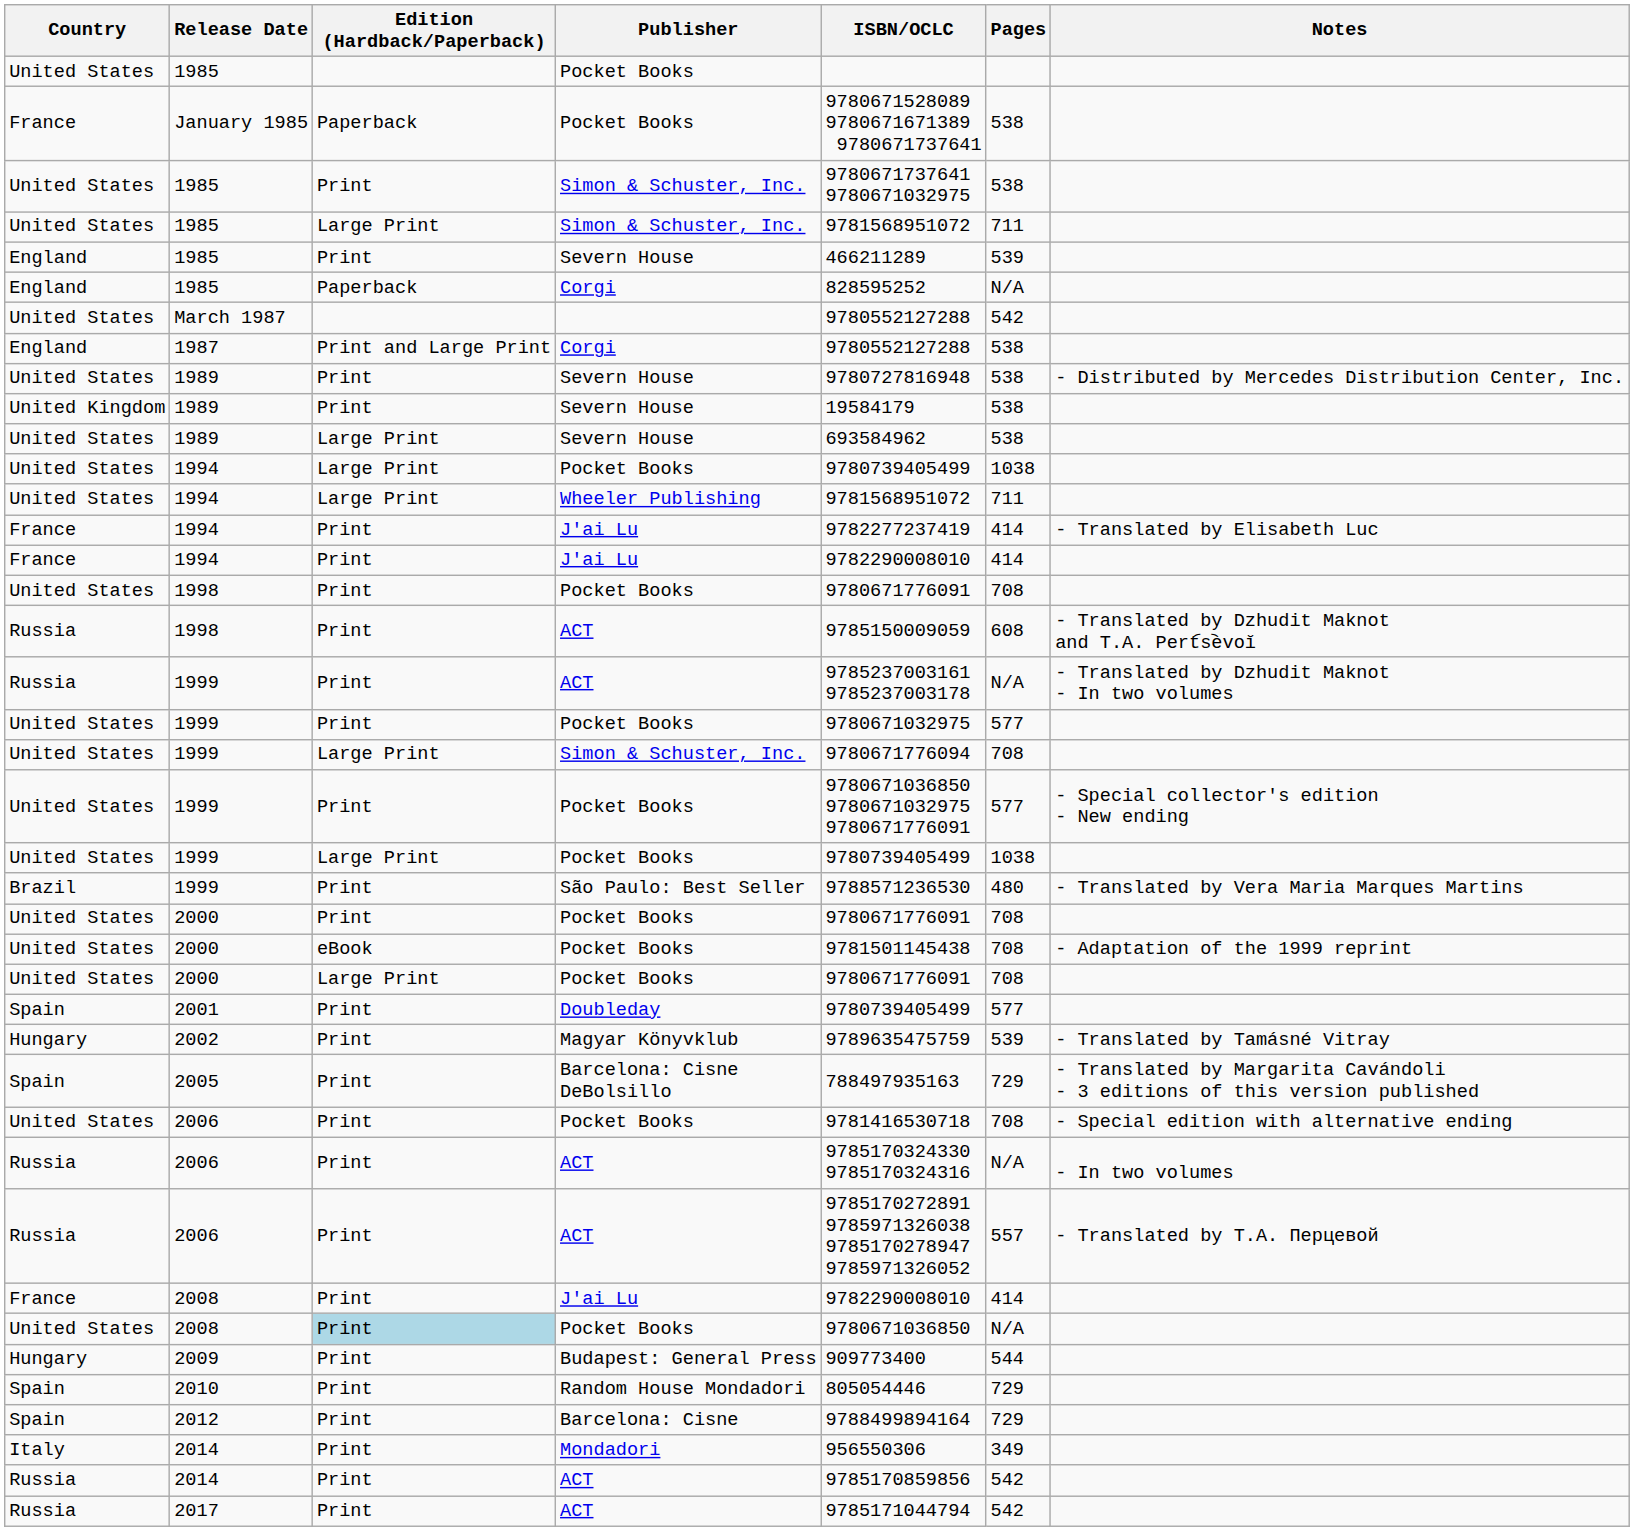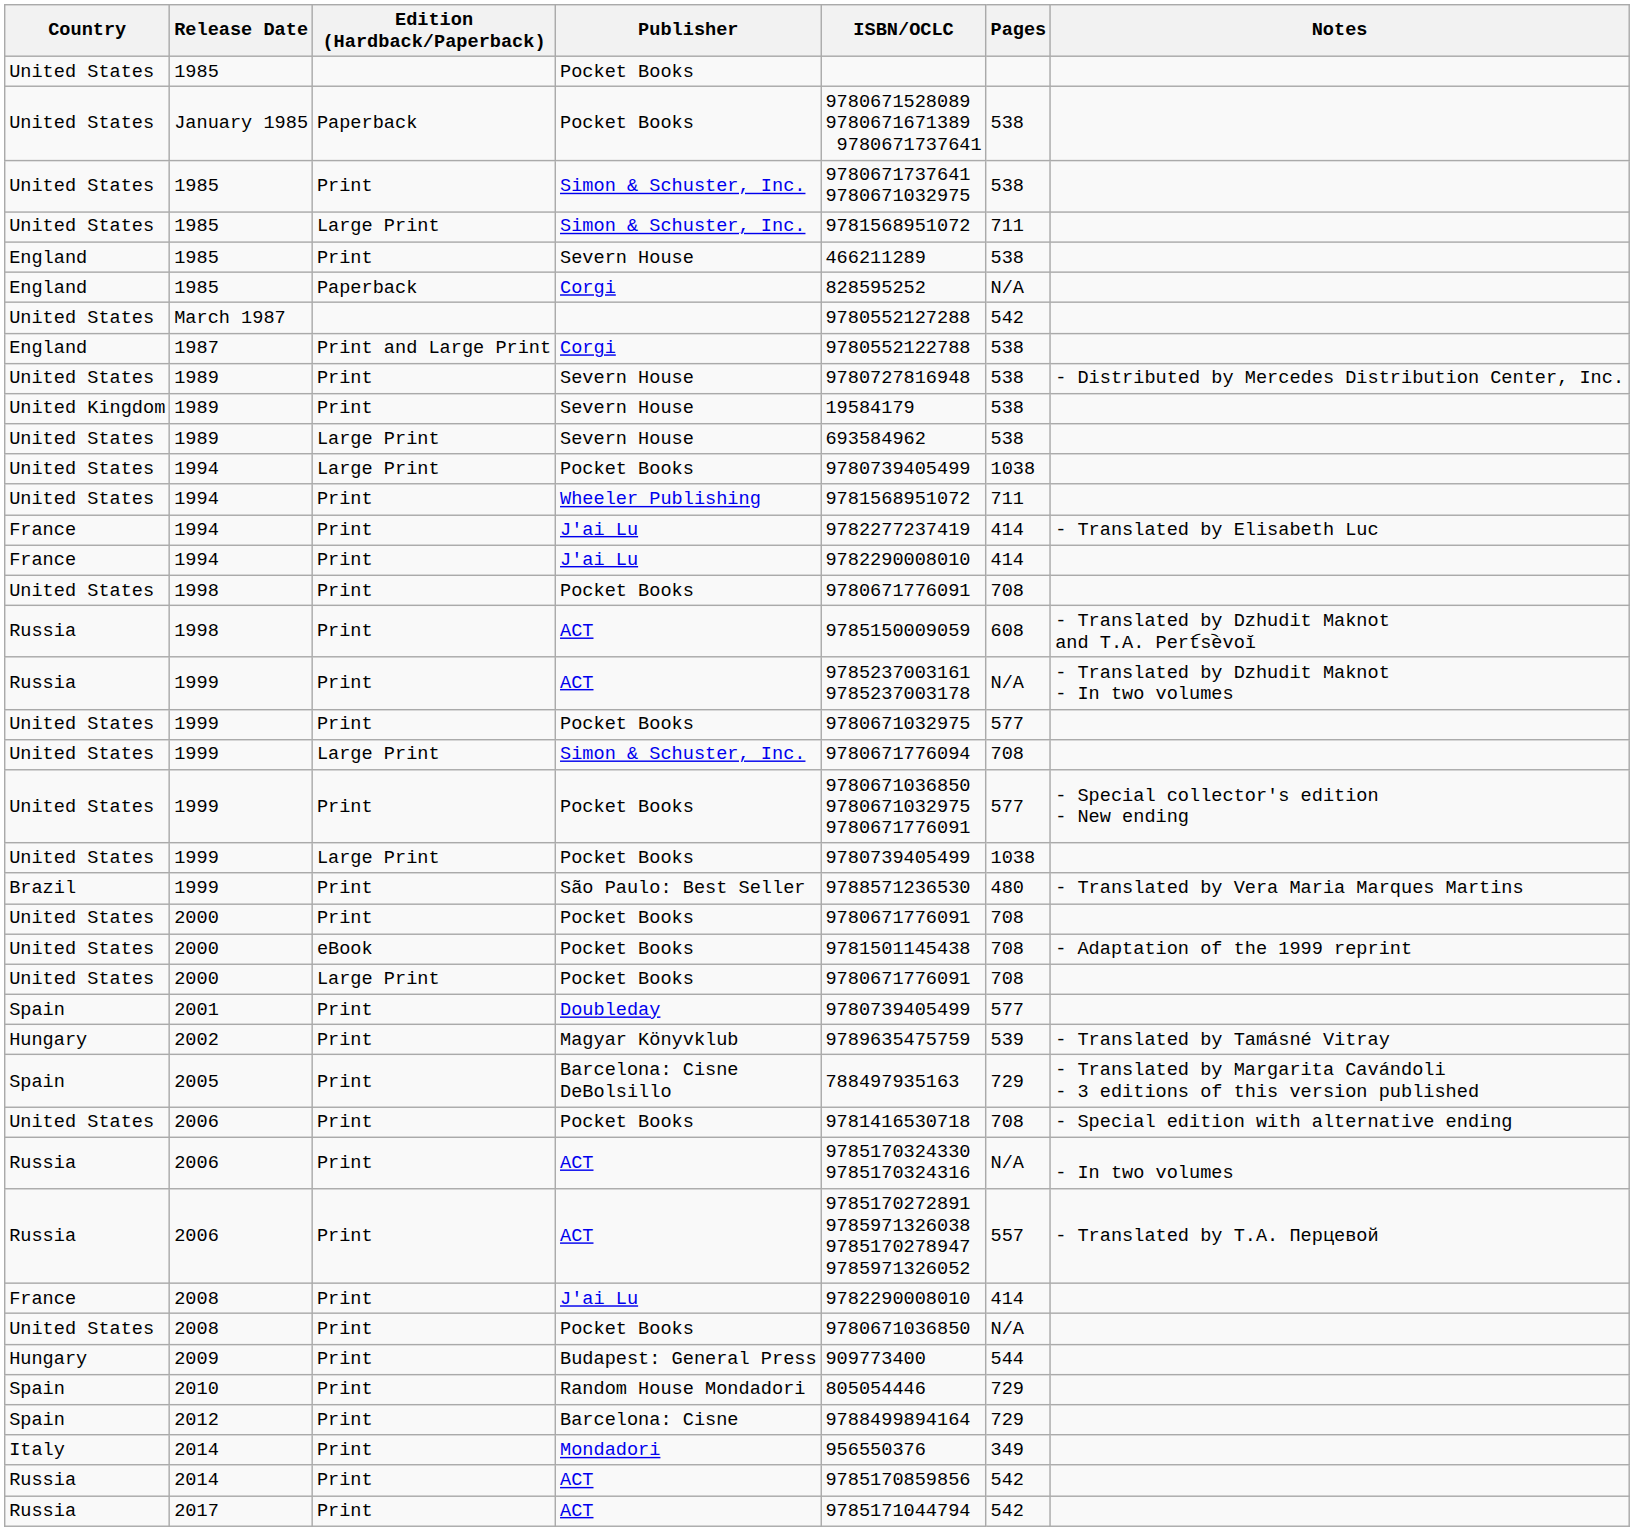(43, 123) France -> (82, 123) United States
(1007, 257) 539 -> (1007, 257) 538
(898, 348) 9780552127288 -> (898, 348) 9780552122788
(378, 500) Large Print -> (345, 500) Print
(345, 1329) lightblue background -> (345, 1329) no background
(876, 1450) 956550306 -> (876, 1450) 956550376
